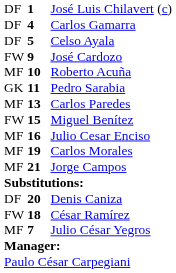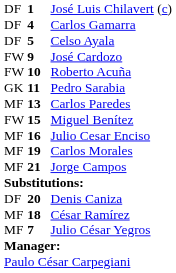(14, 72) MF -> (14, 72) FW
(14, 214) FW -> (14, 214) MF
